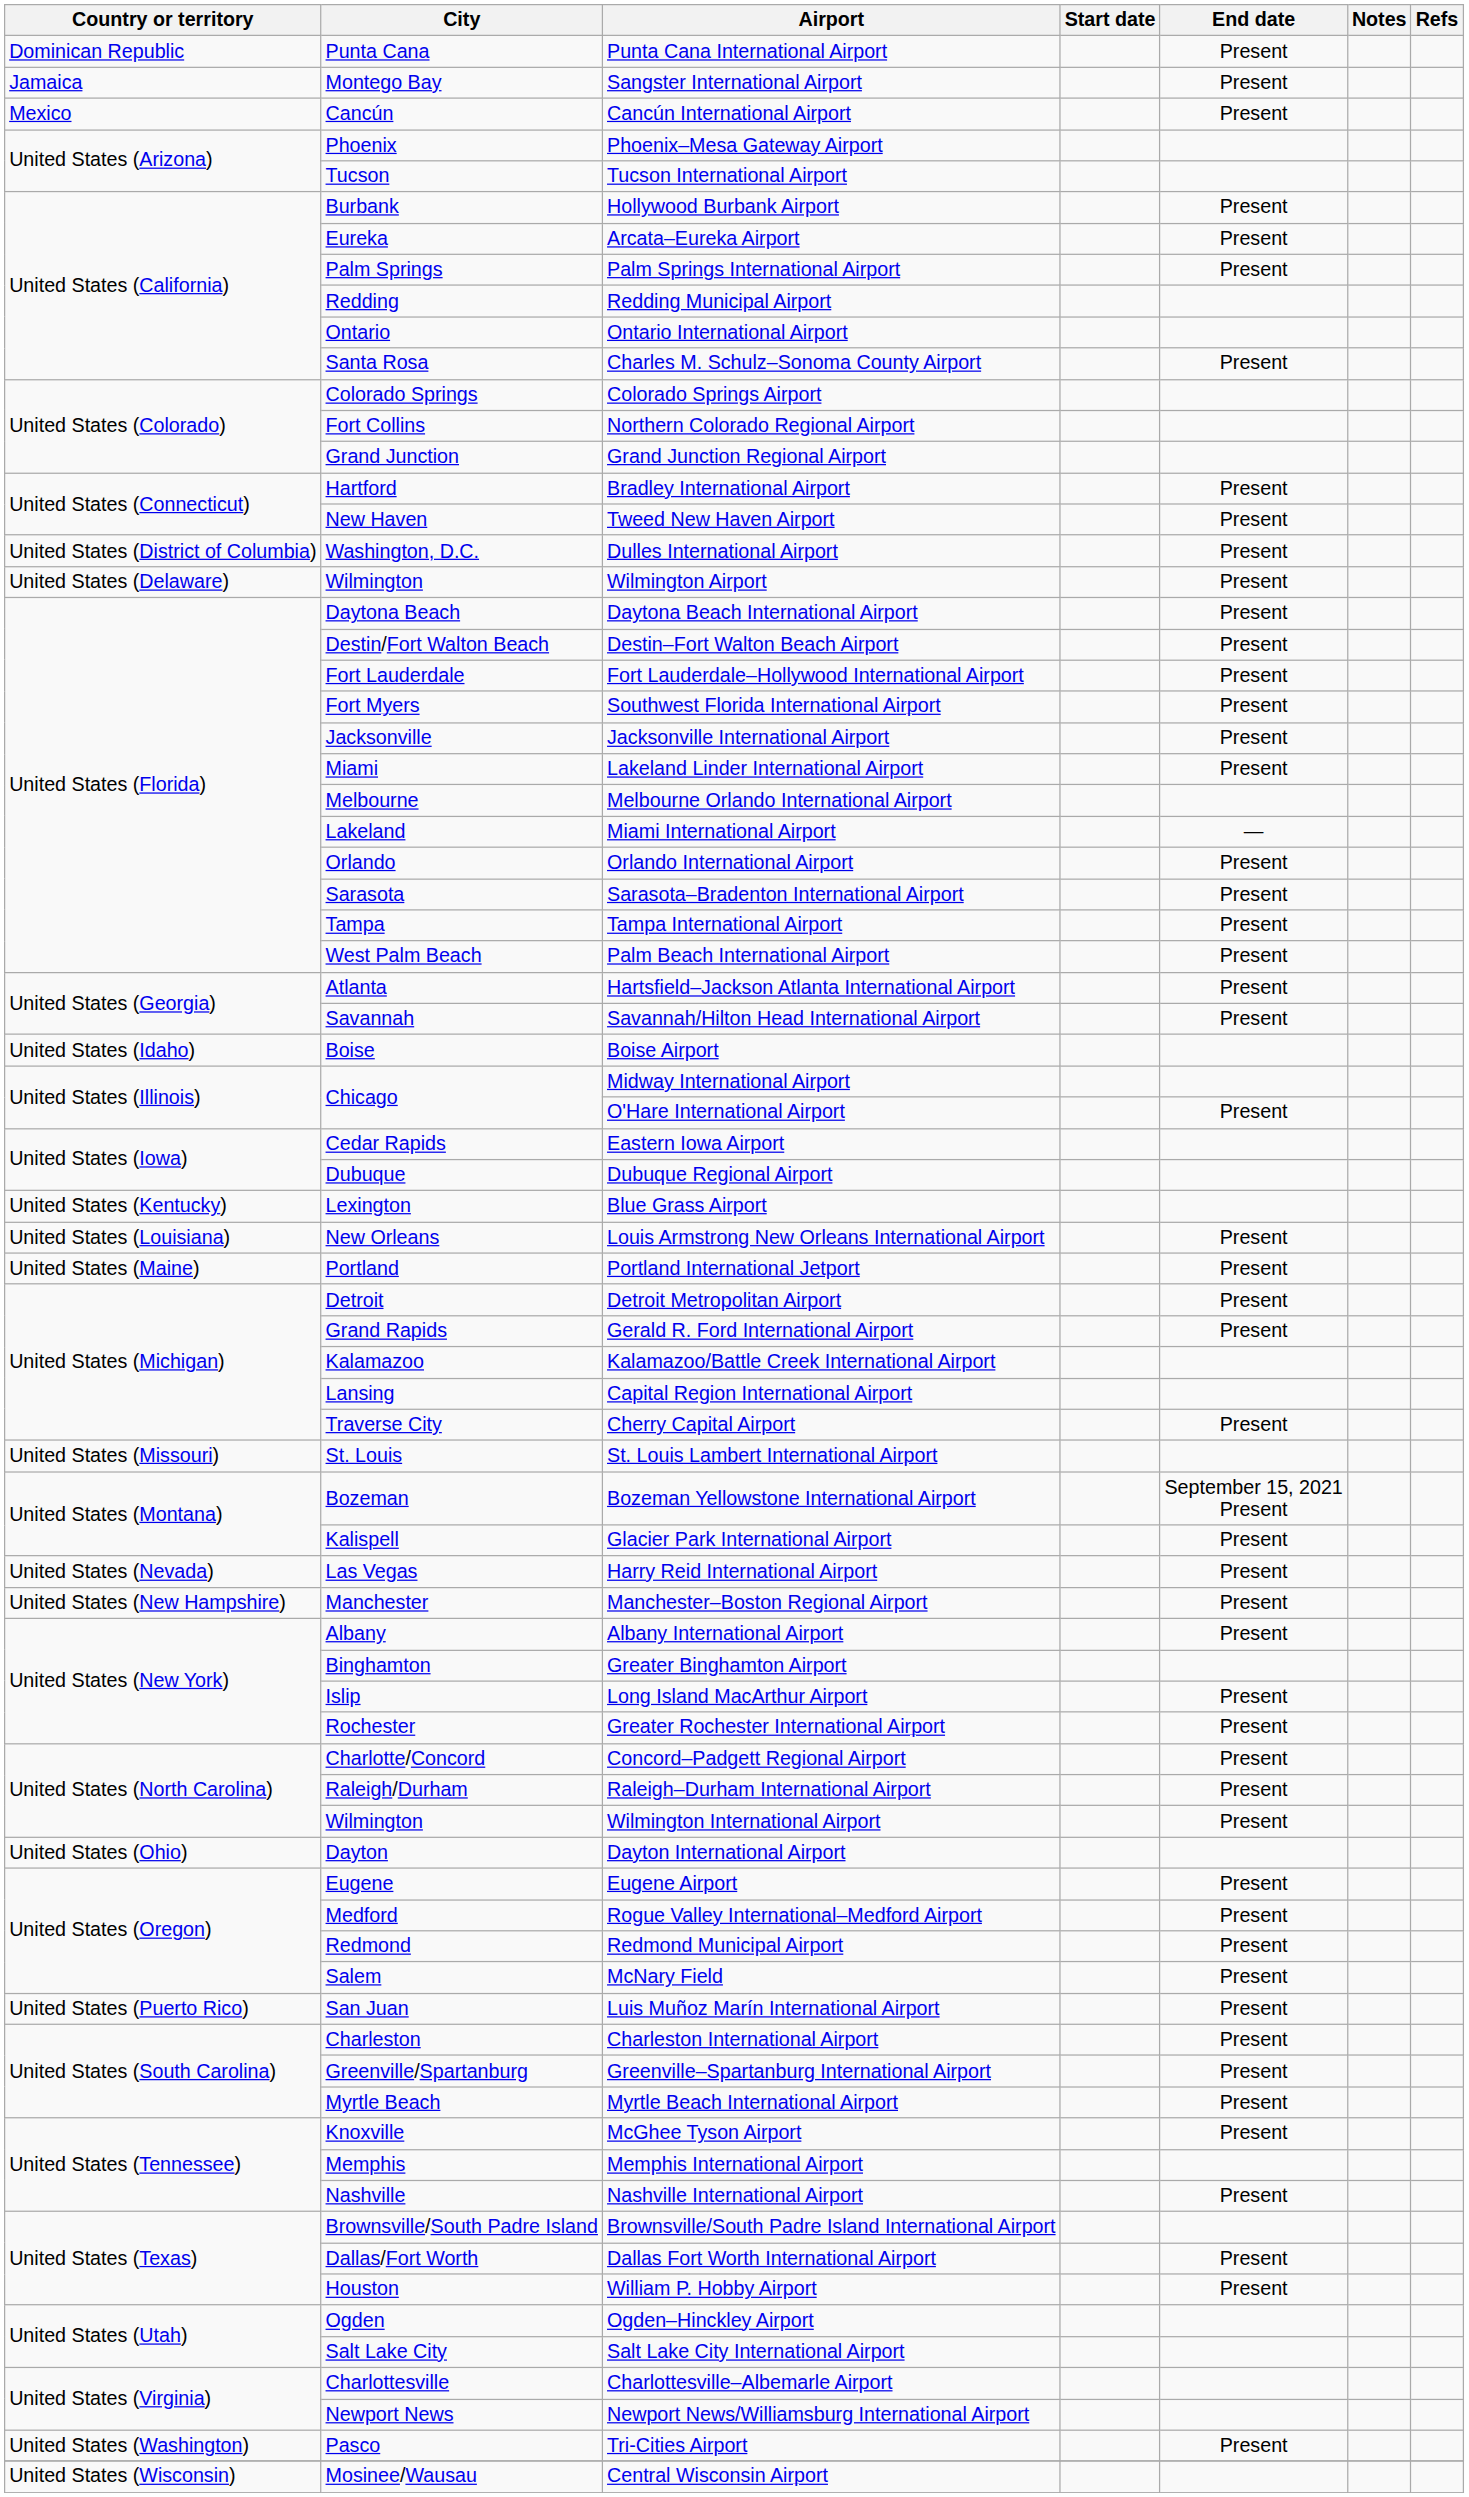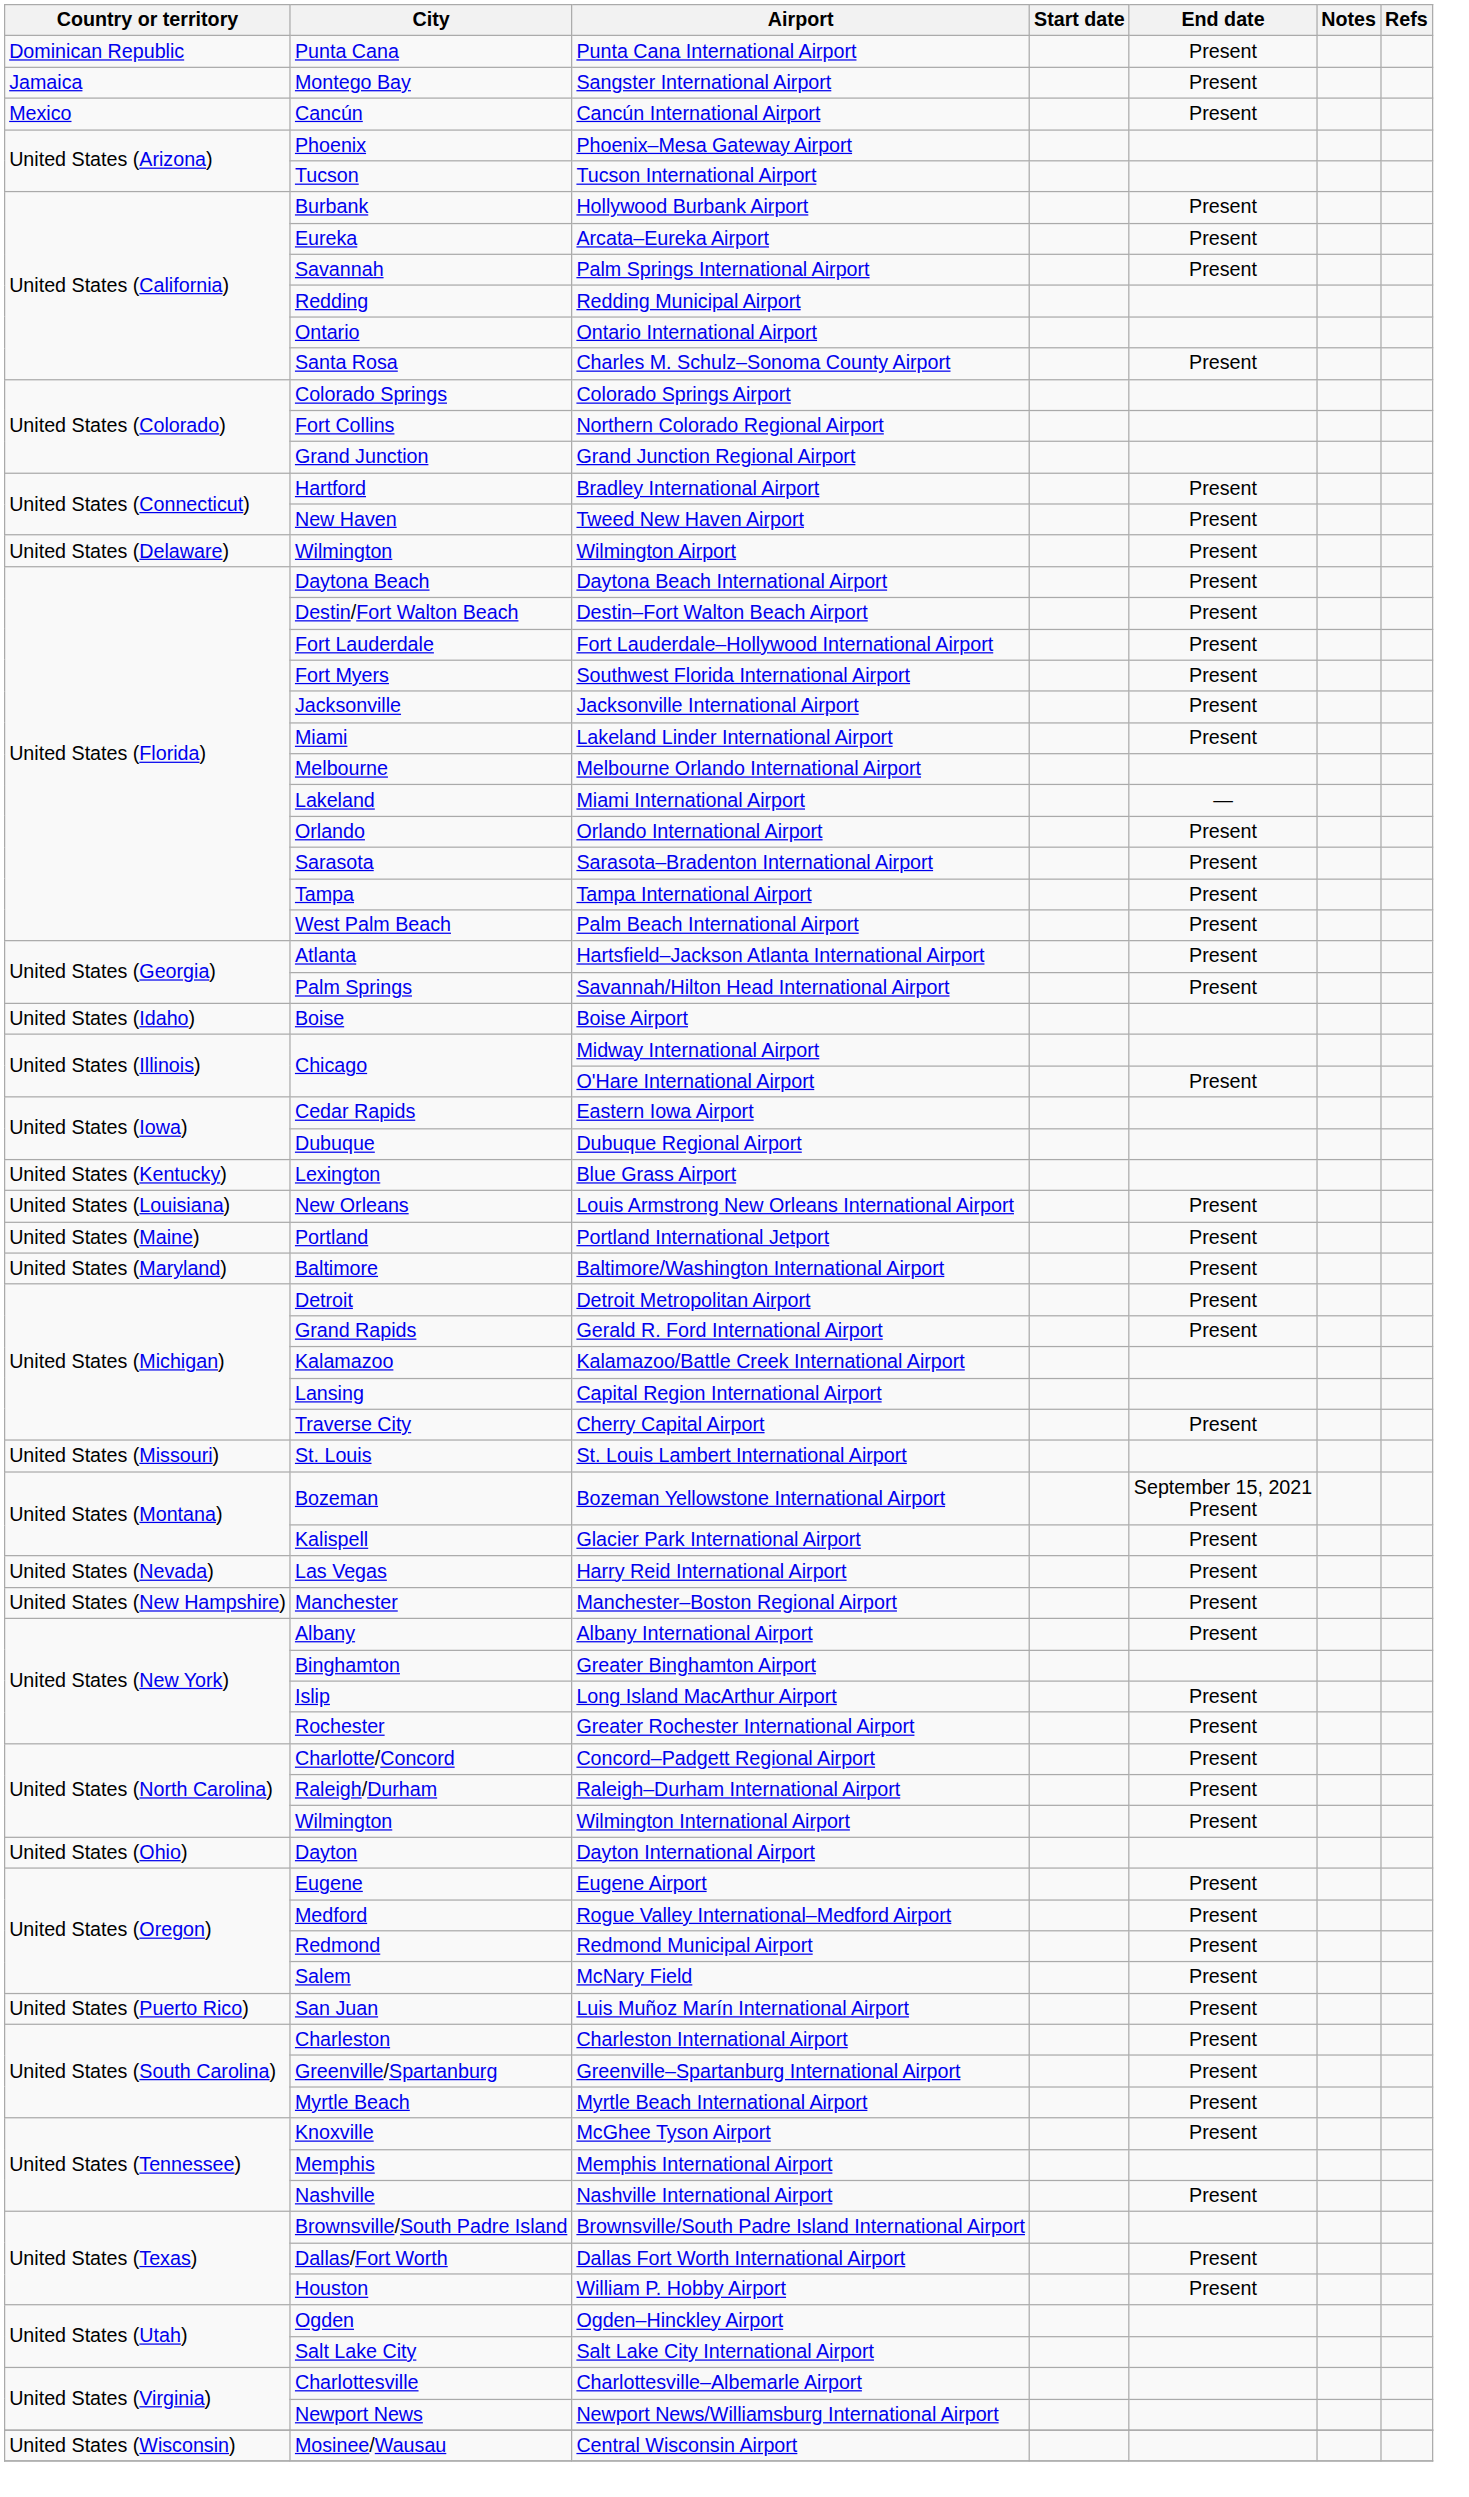(384, 269) Palm Springs -> (339, 269) Savannah
- row: (722, 550)
(370, 1018) Savannah -> (353, 987) Palm Springs
+ row: (760, 1268)
- row: (677, 2445)
